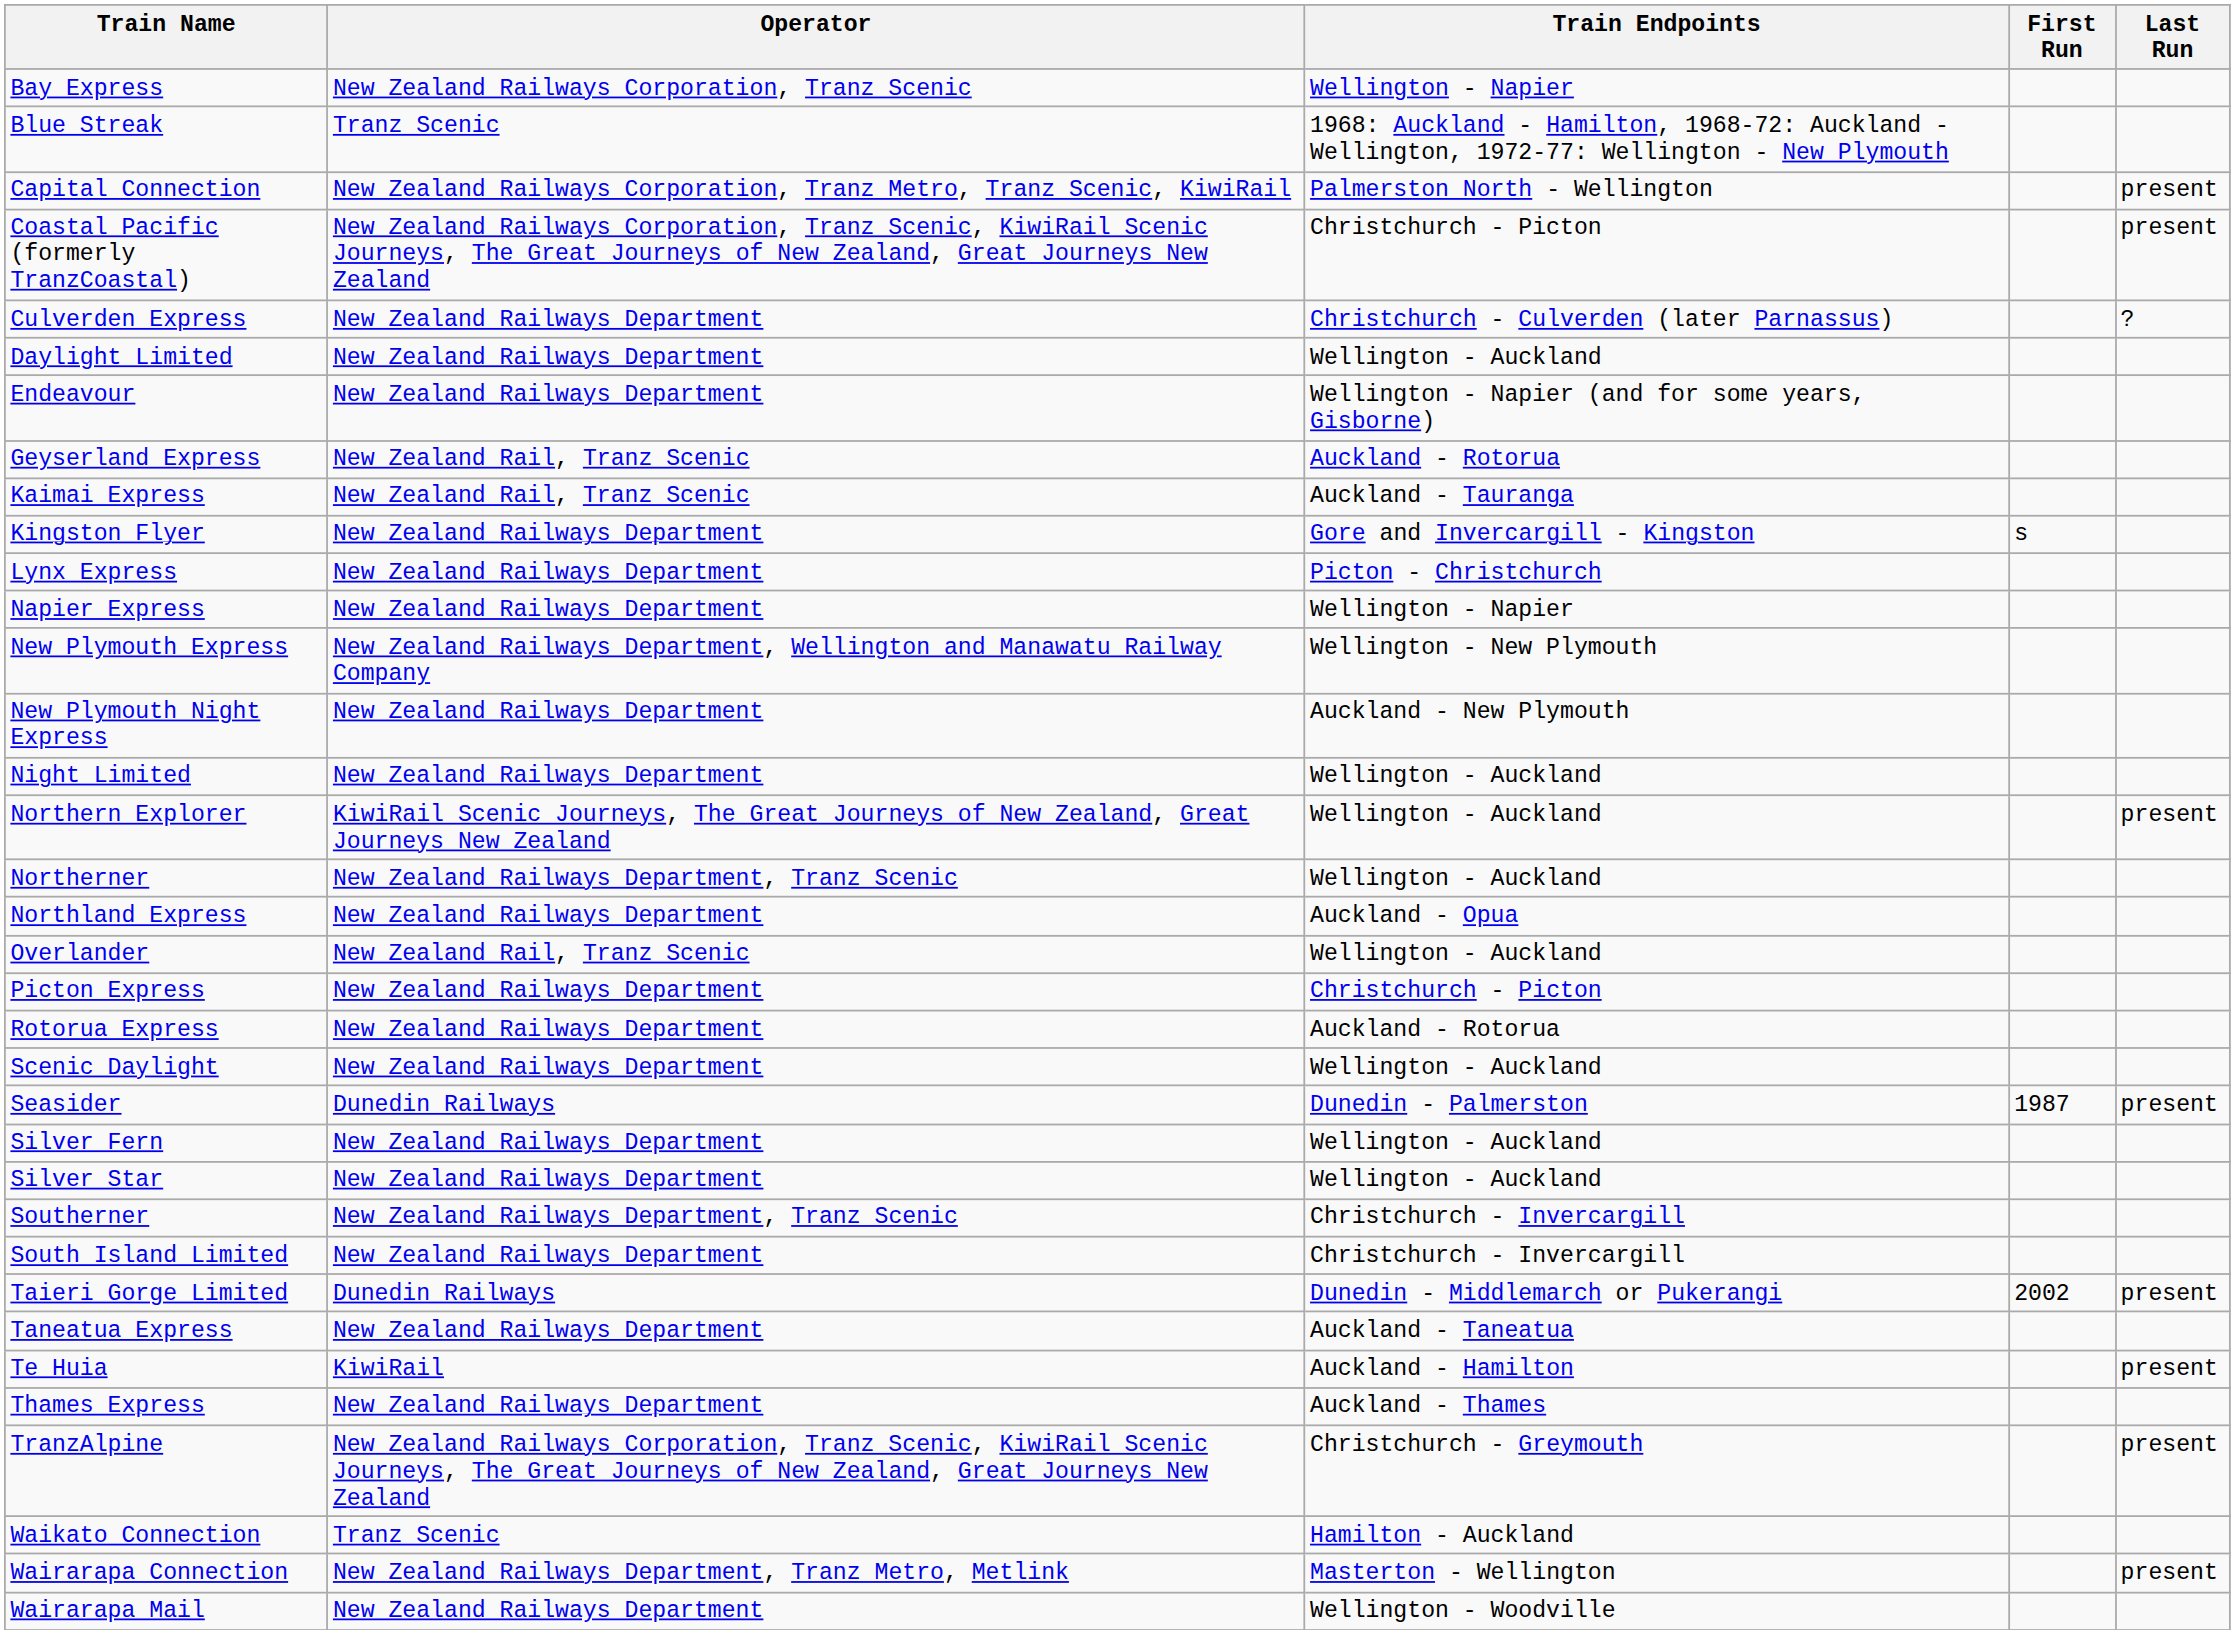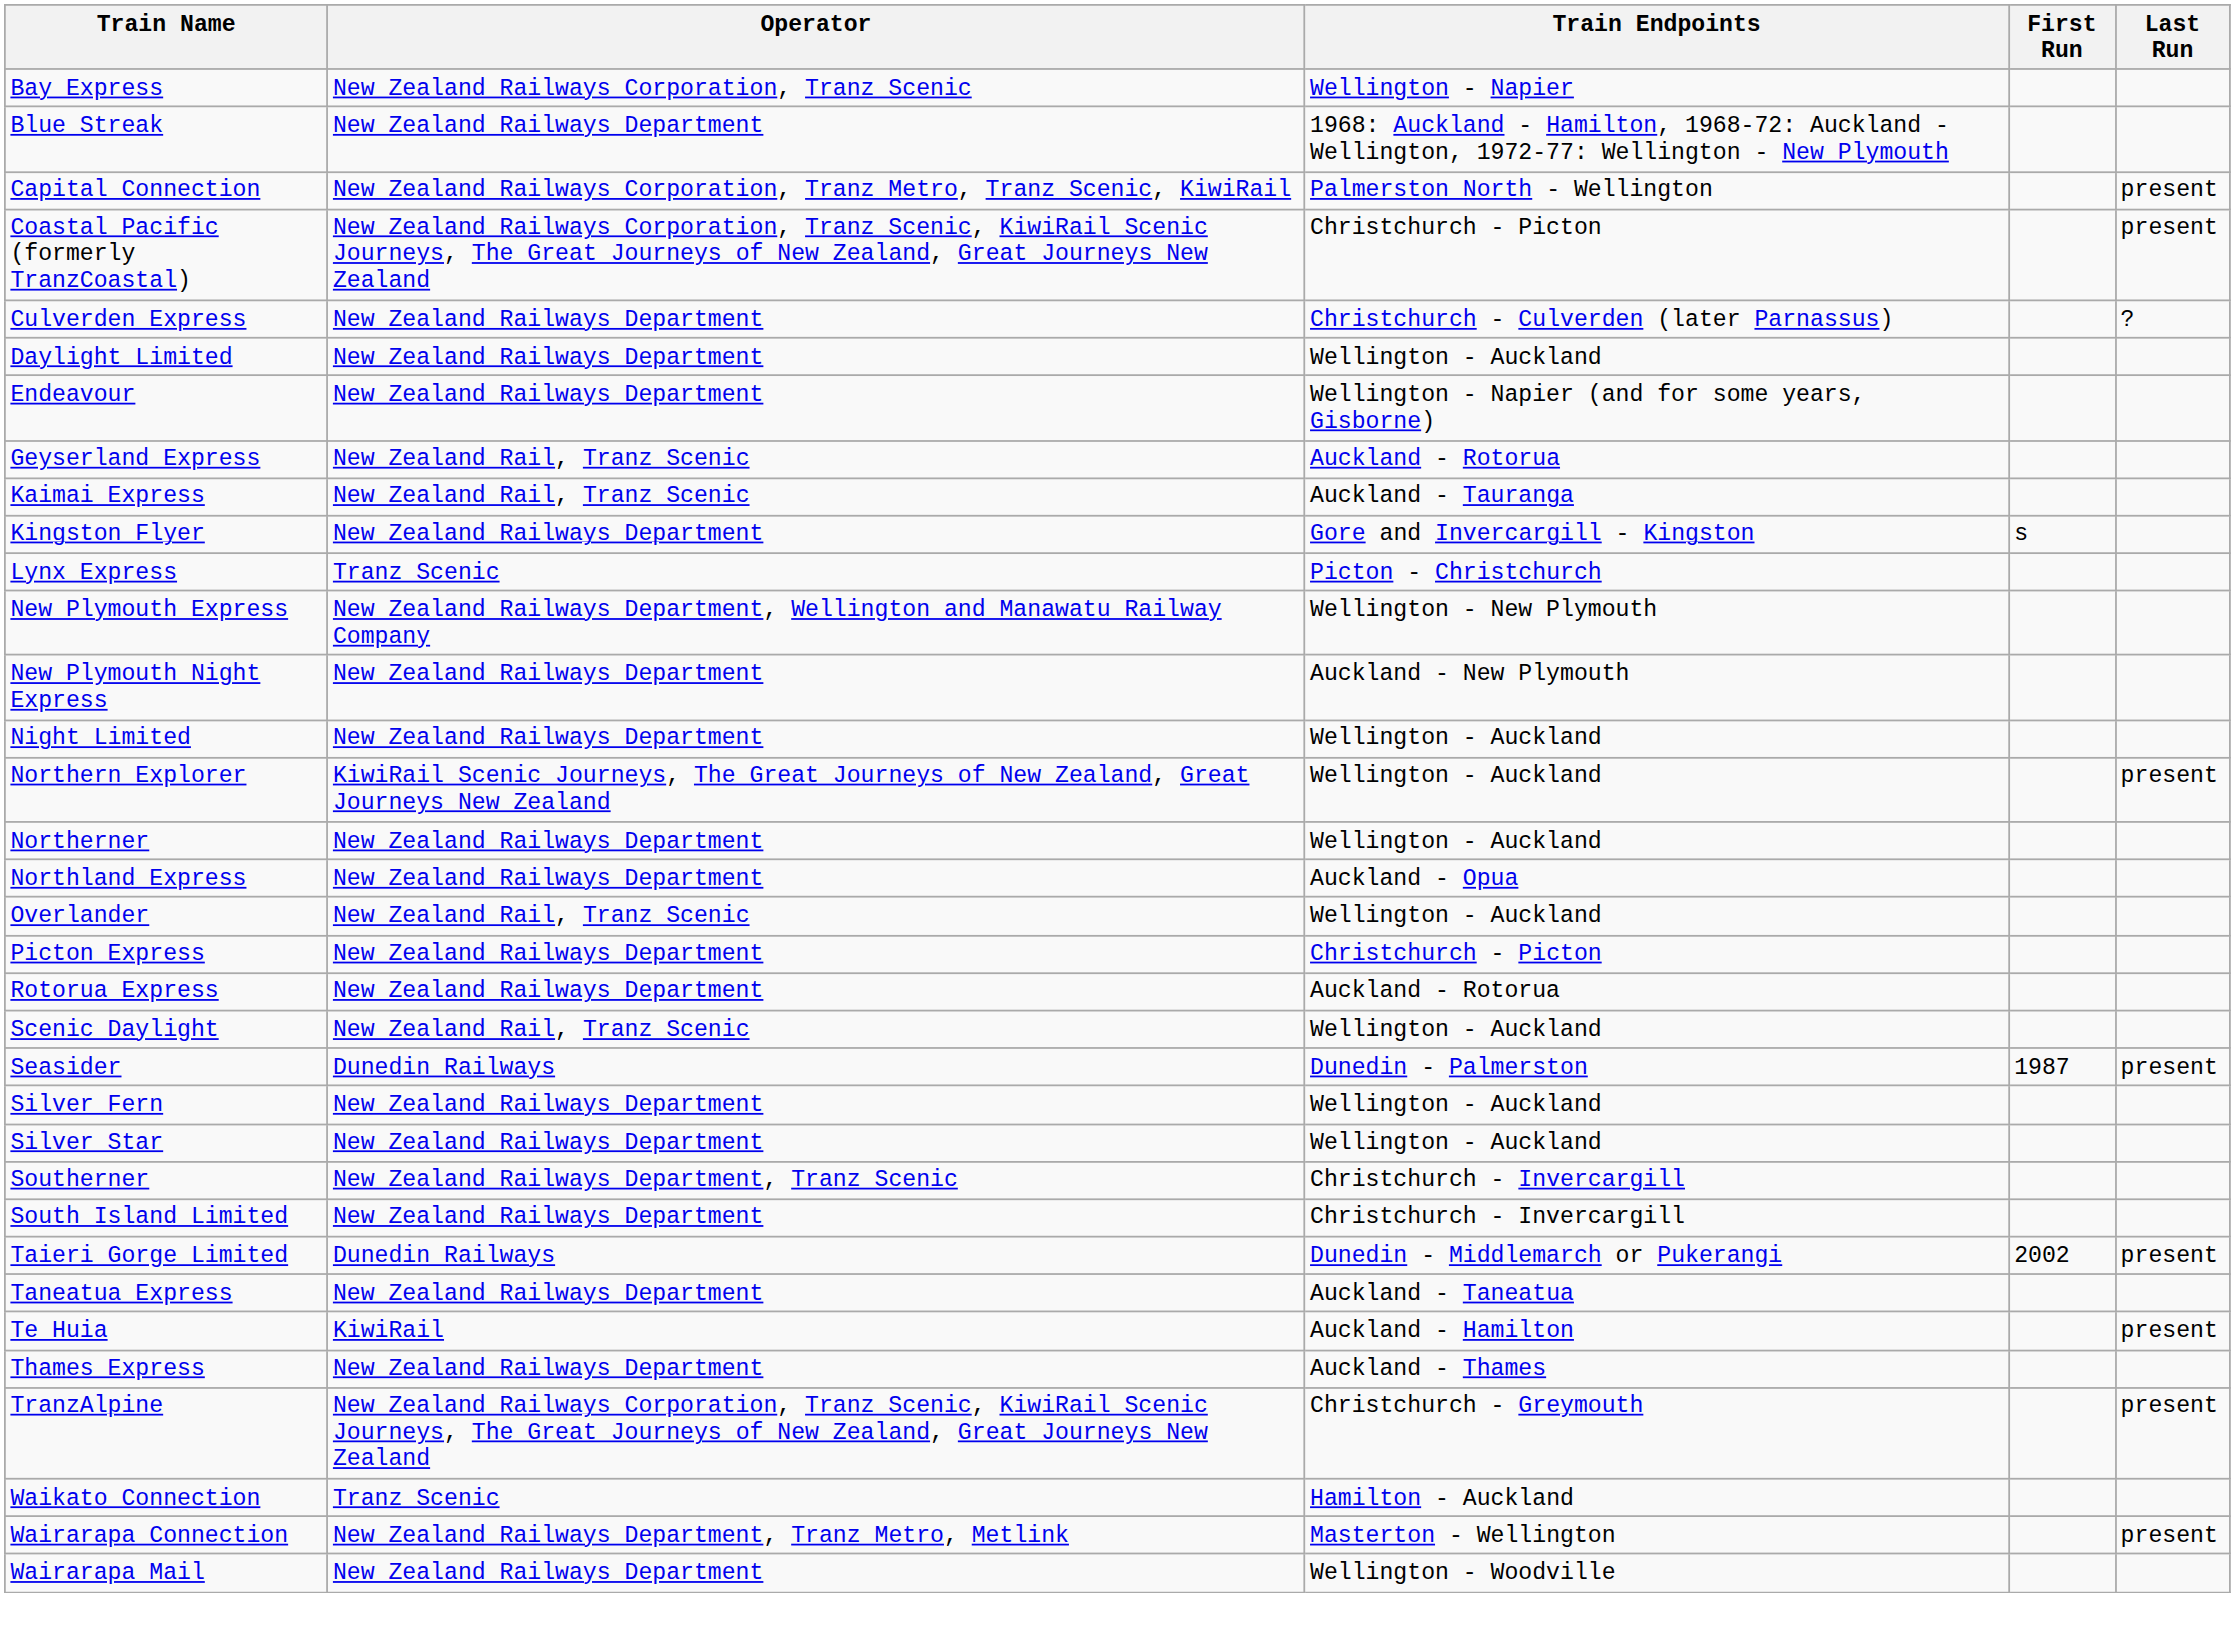(416, 126) Tranz Scenic -> (548, 126) New Zealand Railways Department
(548, 572) New Zealand Railways Department -> (416, 572) Tranz Scenic
- row: (108, 610)
(645, 878) New Zealand Railways Department, Tranz Scenic -> (548, 841) New Zealand Railways Department
(548, 1067) New Zealand Railways Department -> (541, 1029) New Zealand Rail, Tranz Scenic
